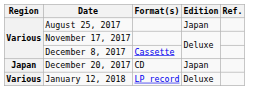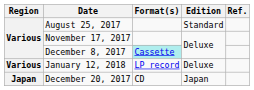(196, 25) Japan -> (204, 25) Standard
(154, 52) no background -> (154, 52) paleturquoise background
rows swapped: (88, 65) <-> (85, 79)
